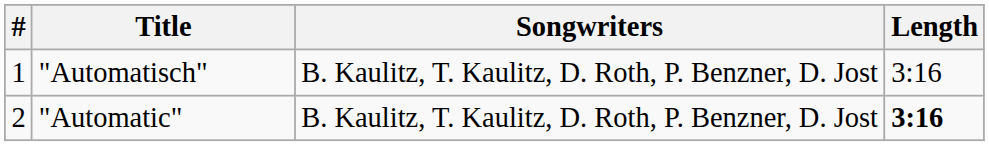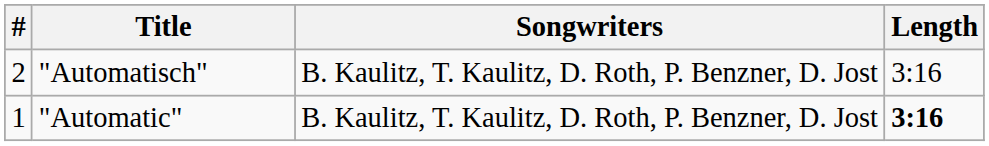(19, 72) 1 -> (19, 72) 2
(19, 117) 2 -> (19, 117) 1
